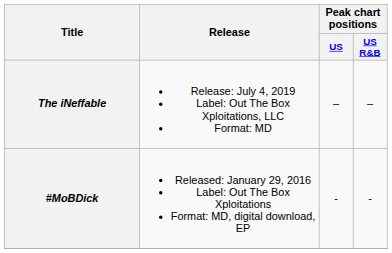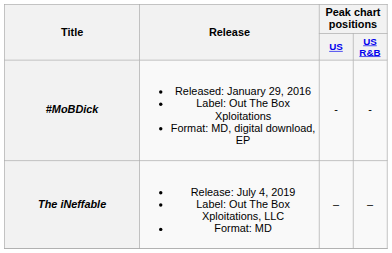rows swapped: (72, 198) <-> (72, 104)
